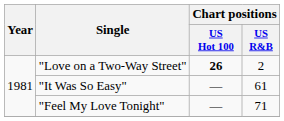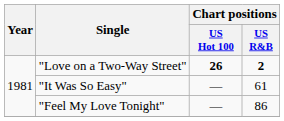(261, 65) normal -> (261, 65) bold
(261, 106) 71 -> (261, 106) 86
